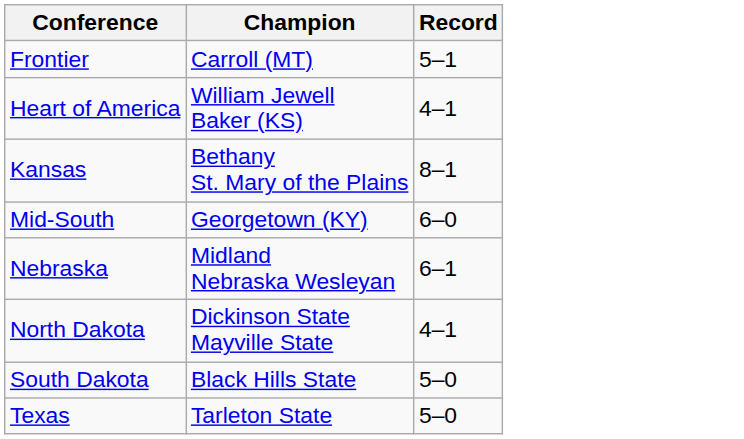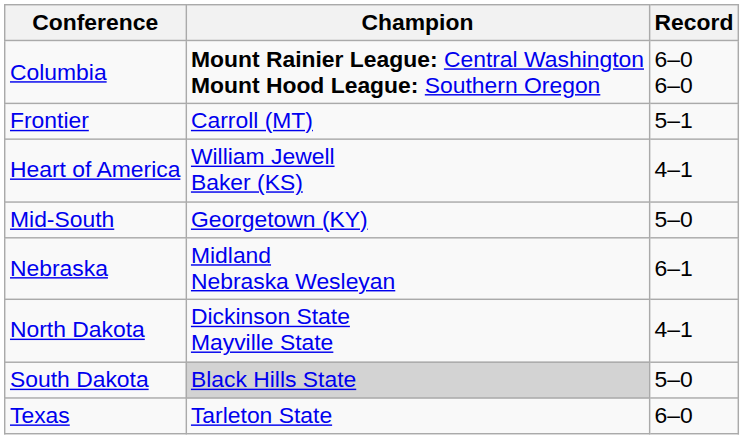+ row: (58, 71)
- row: (48, 170)
(438, 219) 6–0 -> (674, 219) 5–0
(274, 379) no background -> (274, 379) lightgrey background
(438, 415) 5–0 -> (674, 415) 6–0
